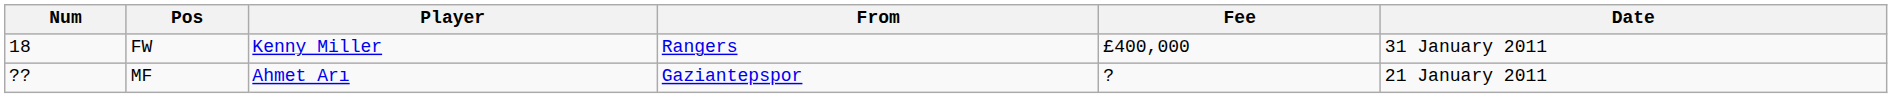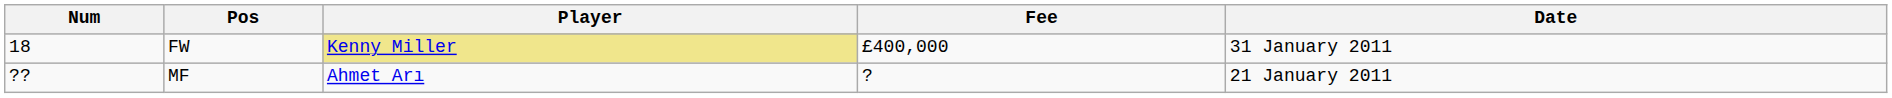- column: (878, 20)
(317, 49) no background -> (392, 49) khaki background
